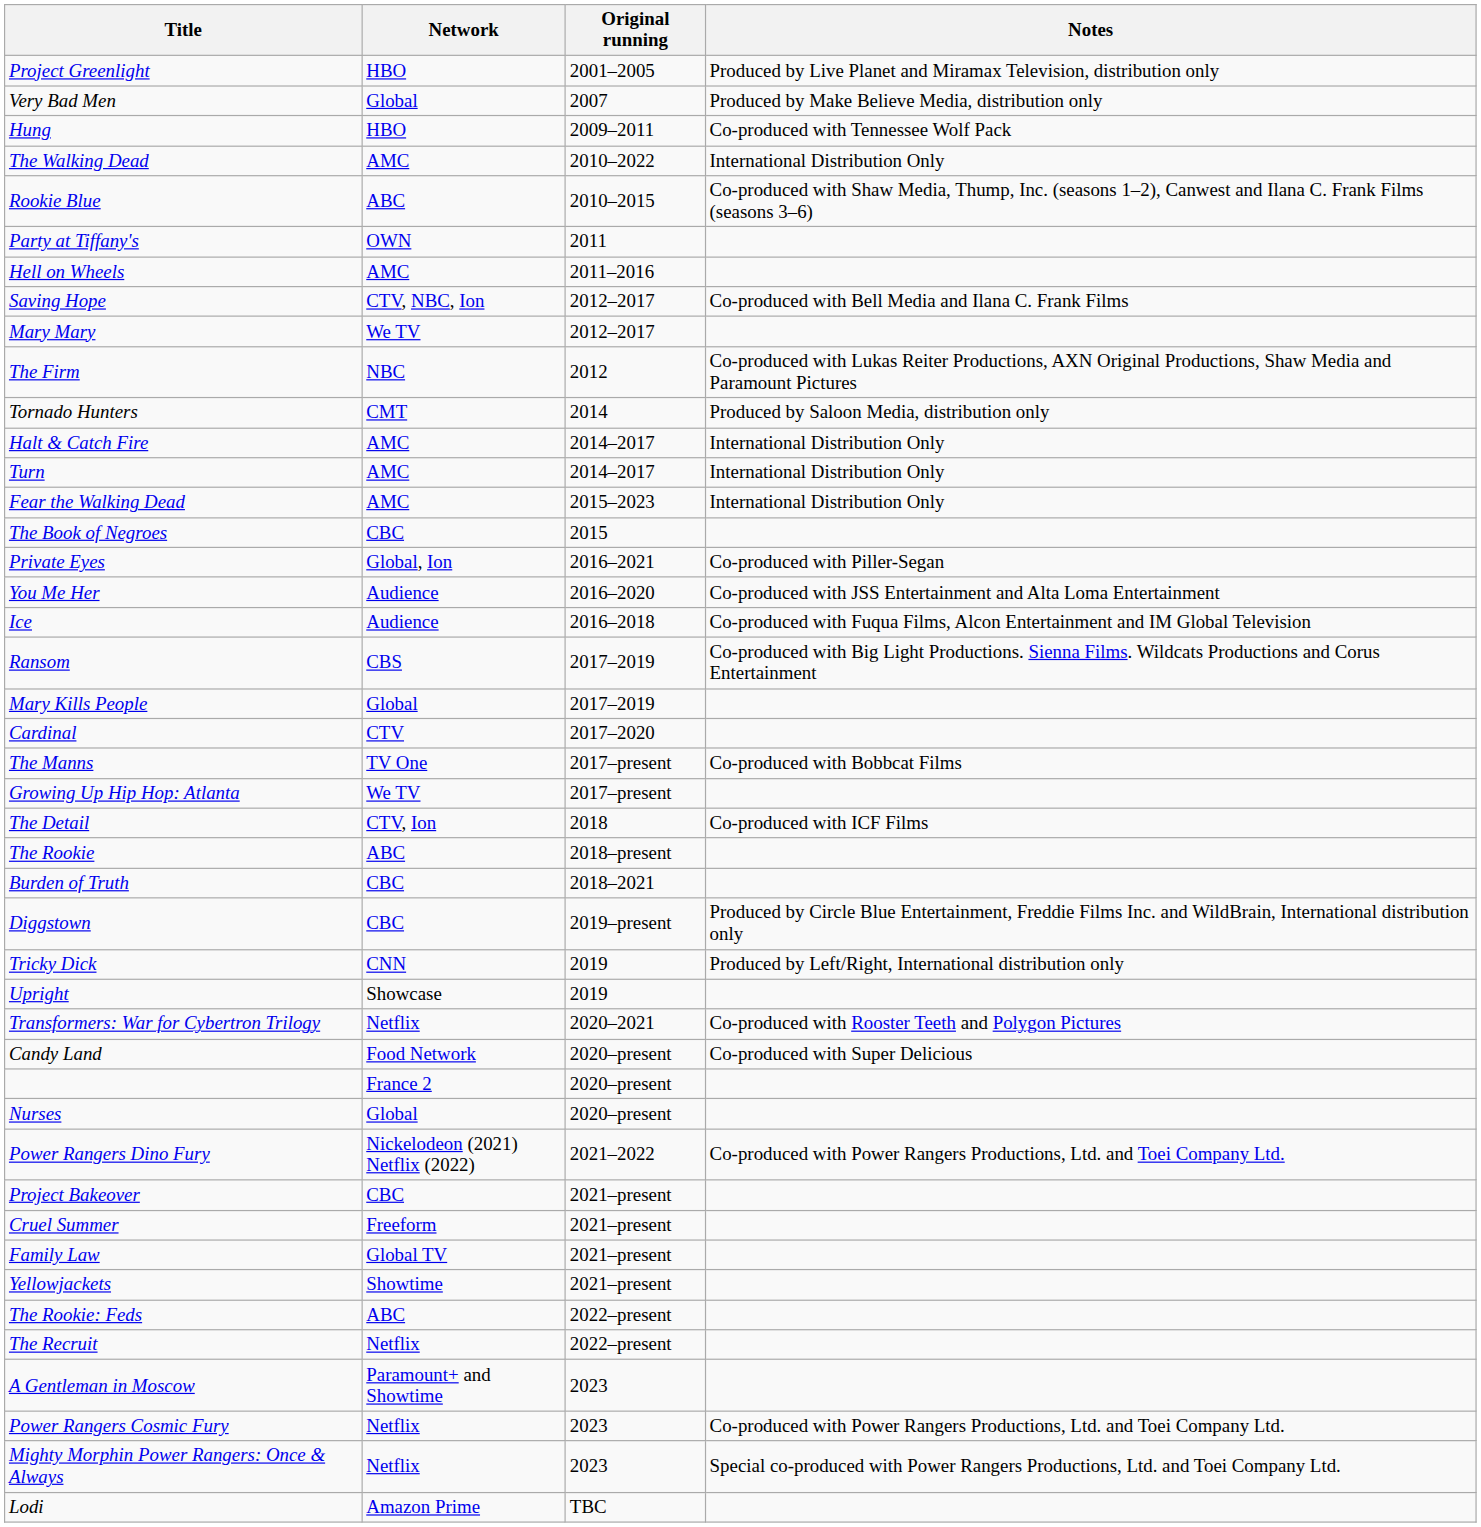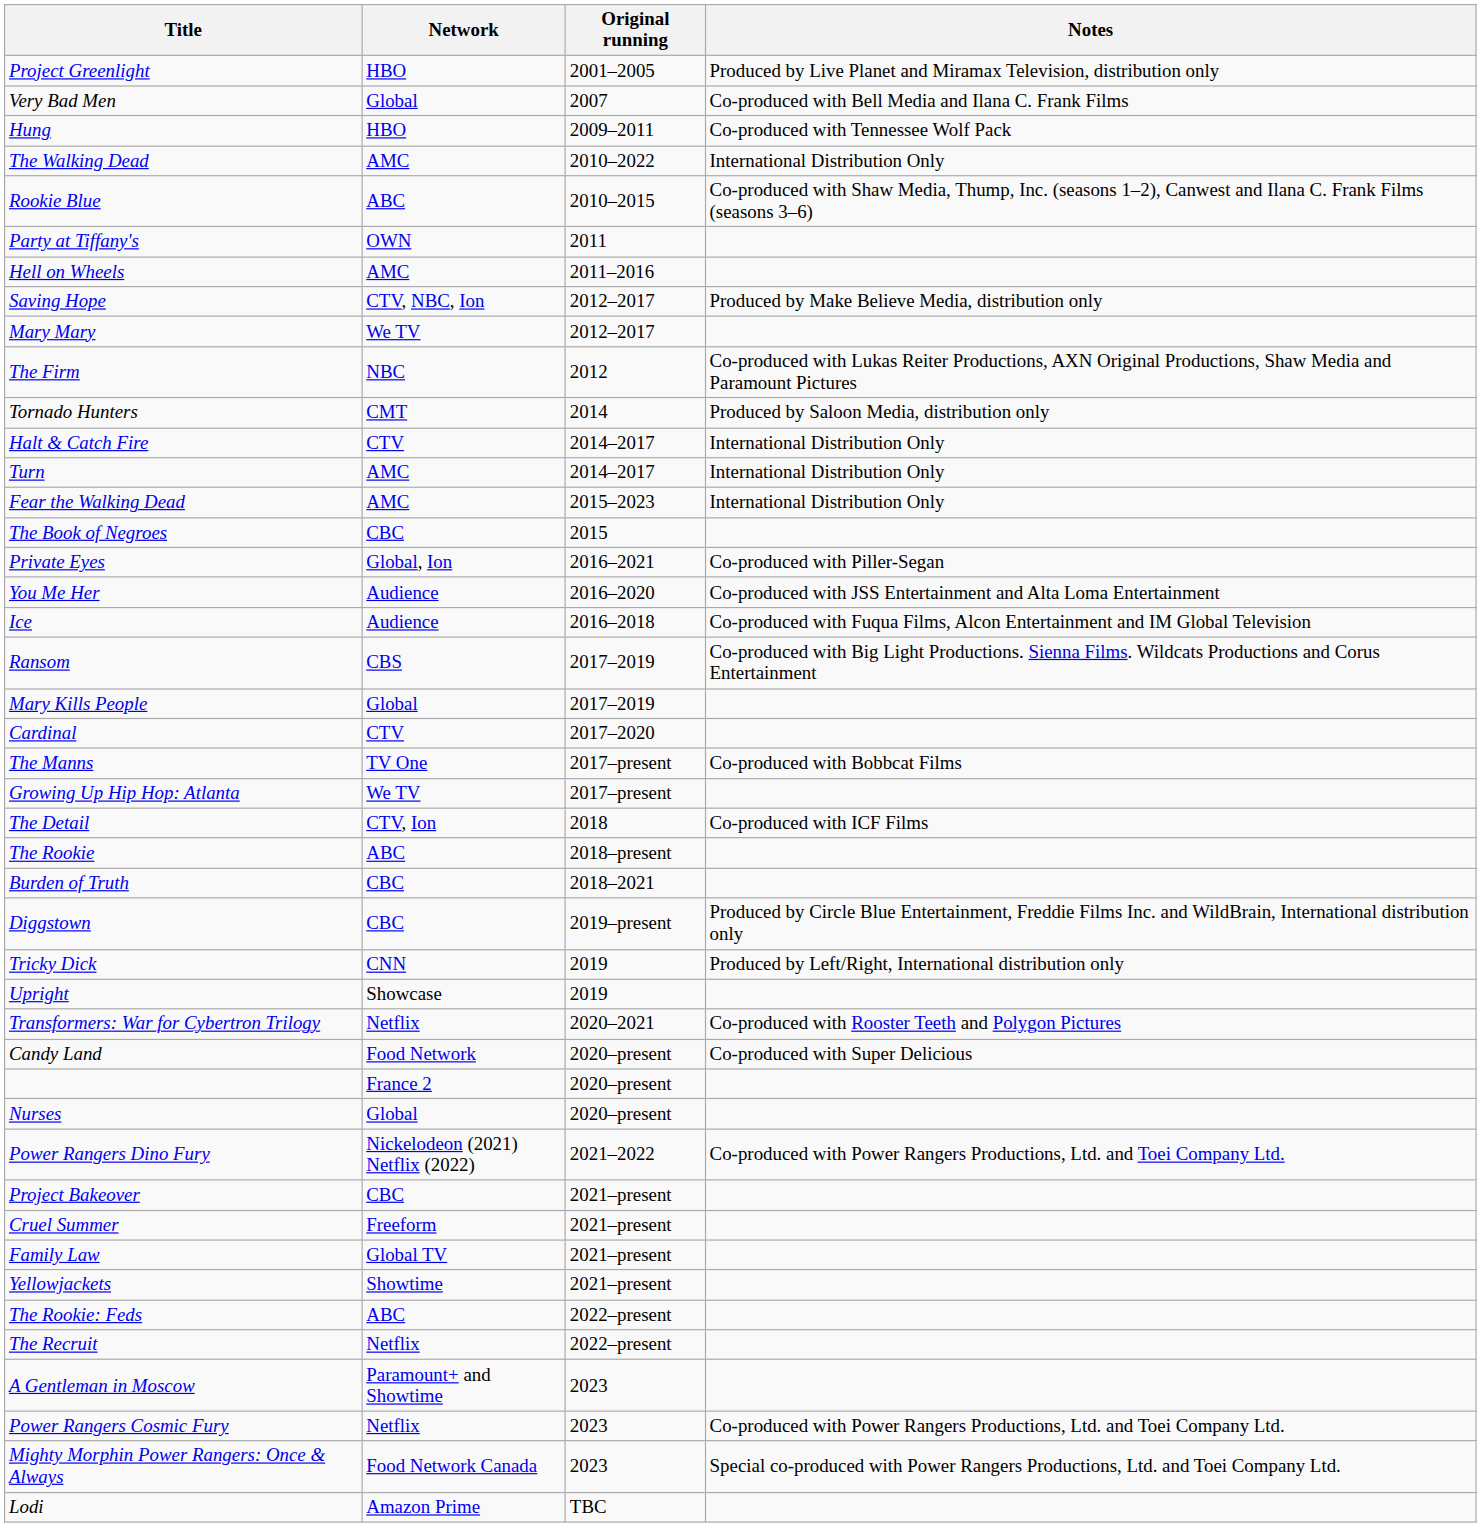(906, 100) Produced by Make Believe Media, distribution only -> (919, 100) Co-produced with Bell Media and Ilana C. Frank Films
(919, 301) Co-produced with Bell Media and Ilana C. Frank Films -> (906, 301) Produced by Make Believe Media, distribution only
(388, 442) AMC -> (385, 442) CTV
(393, 1466) Netflix -> (452, 1466) Food Network Canada
